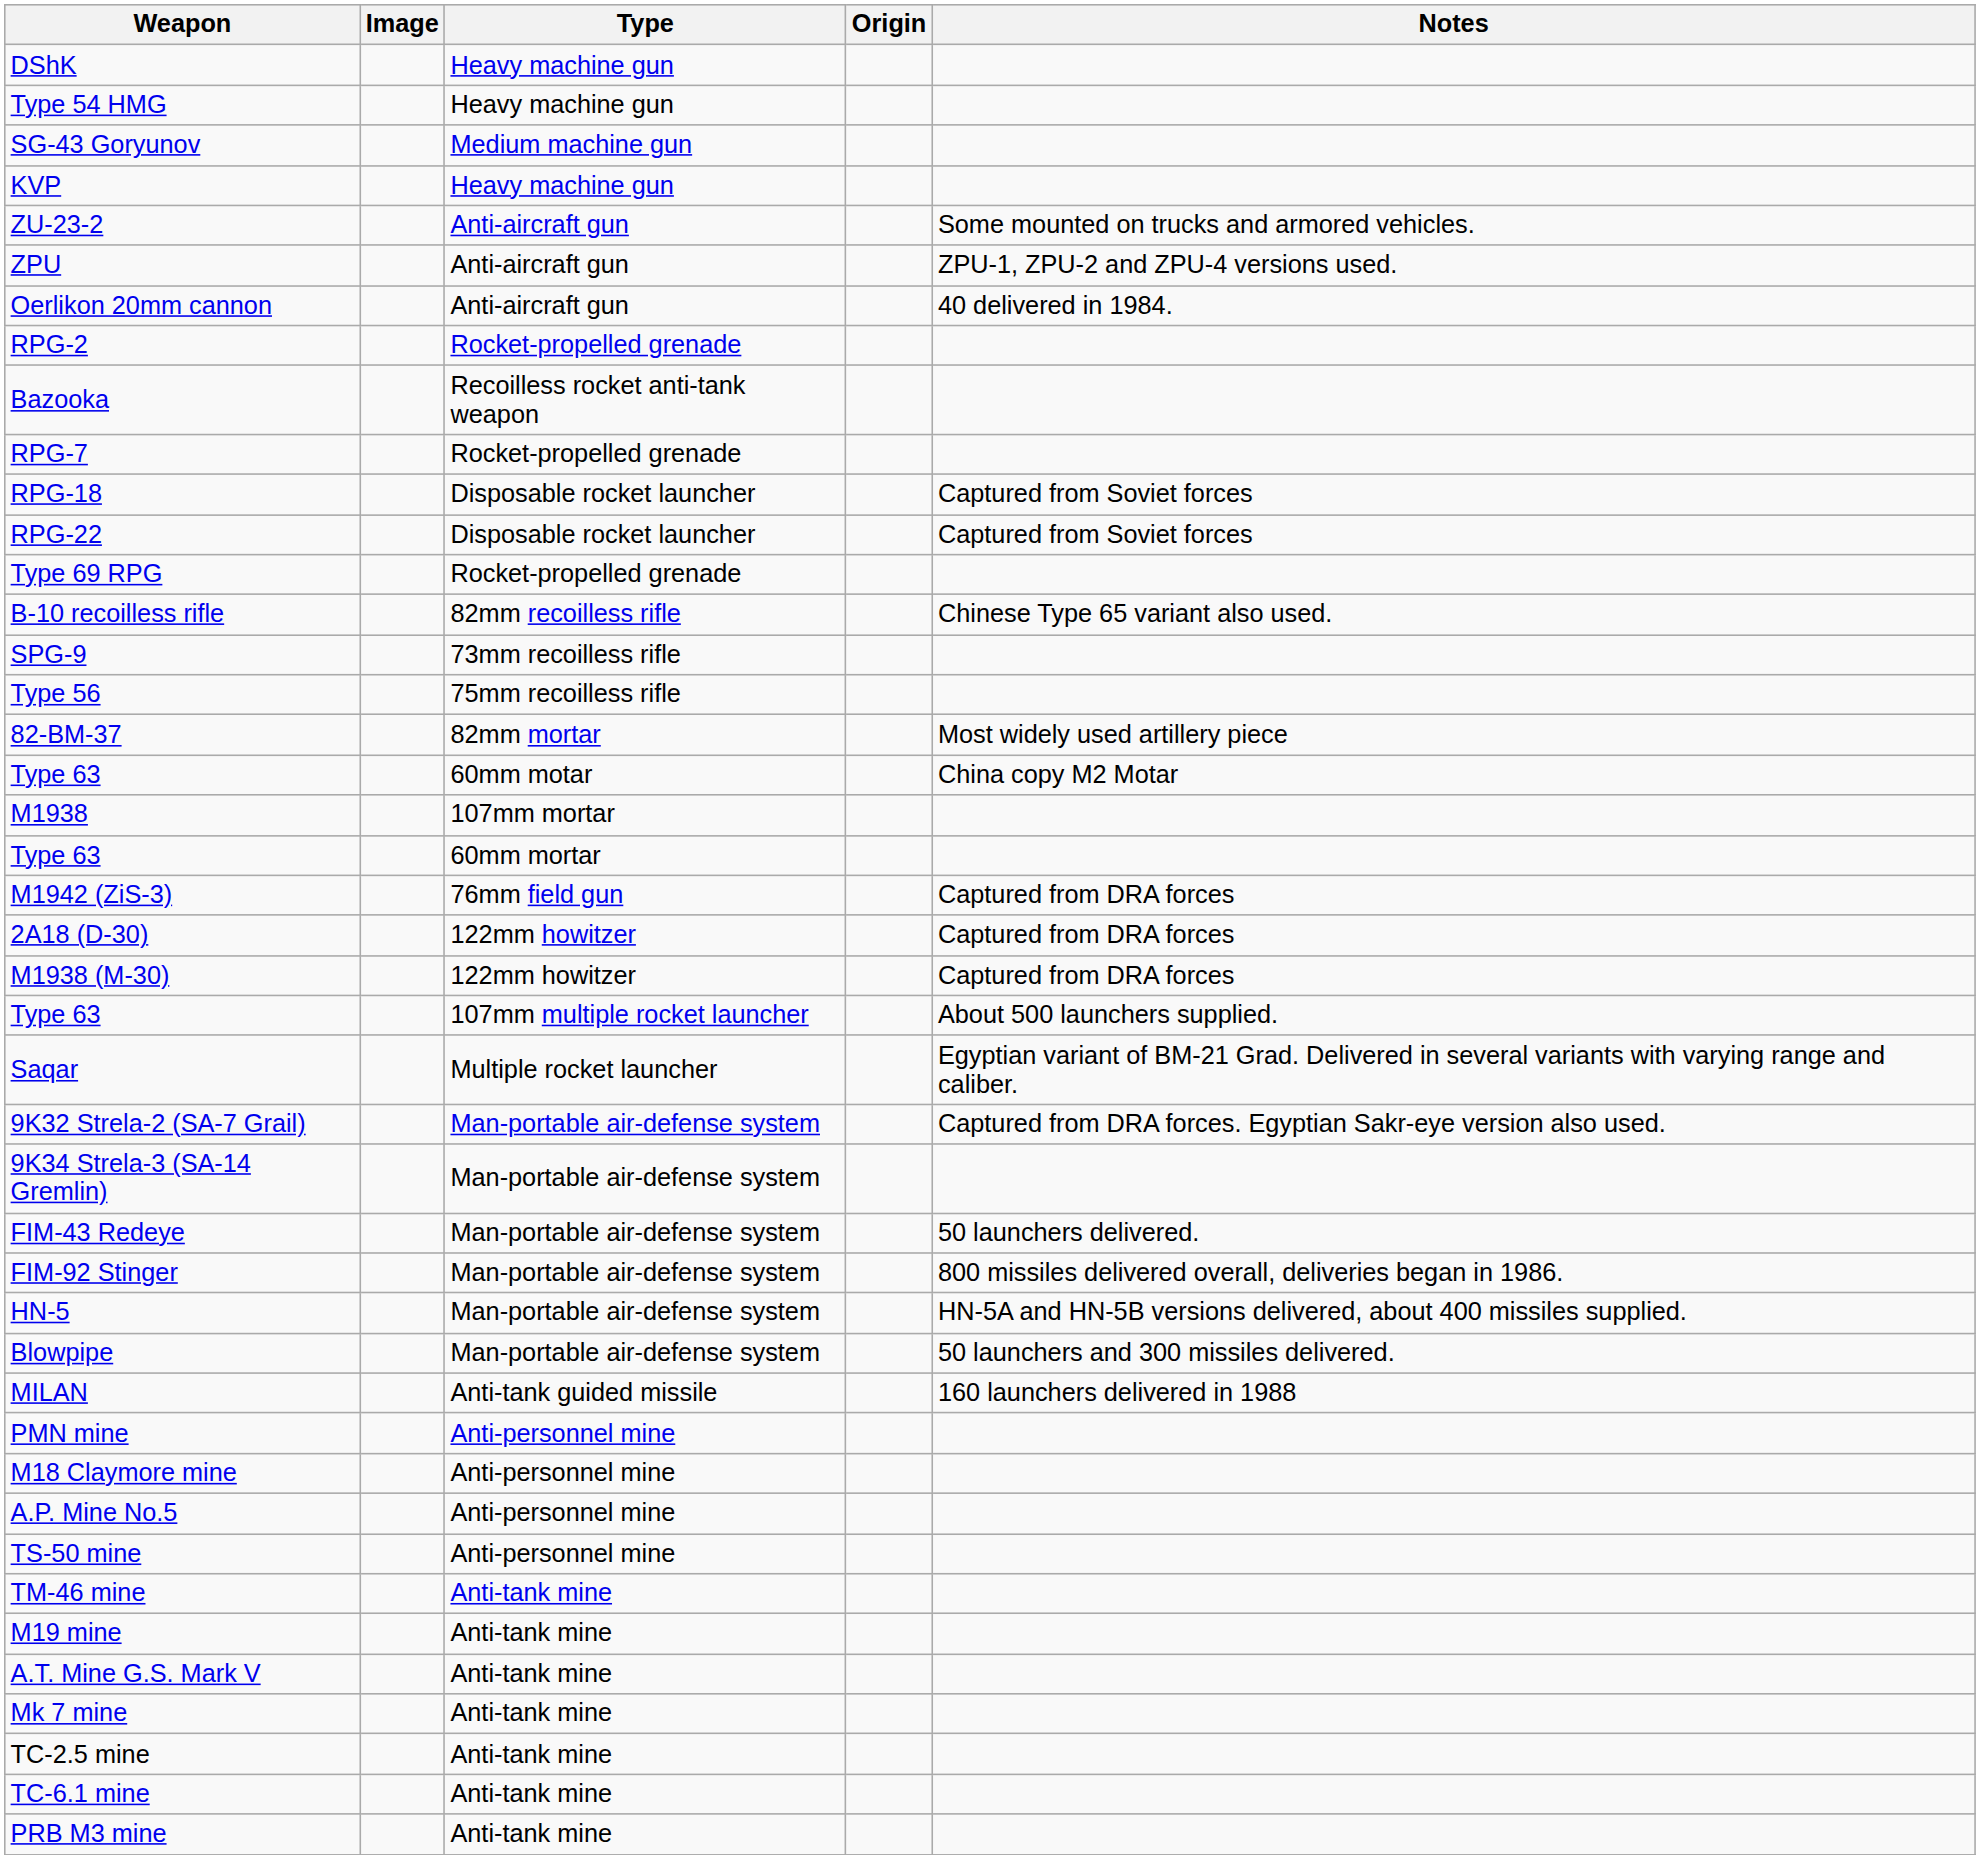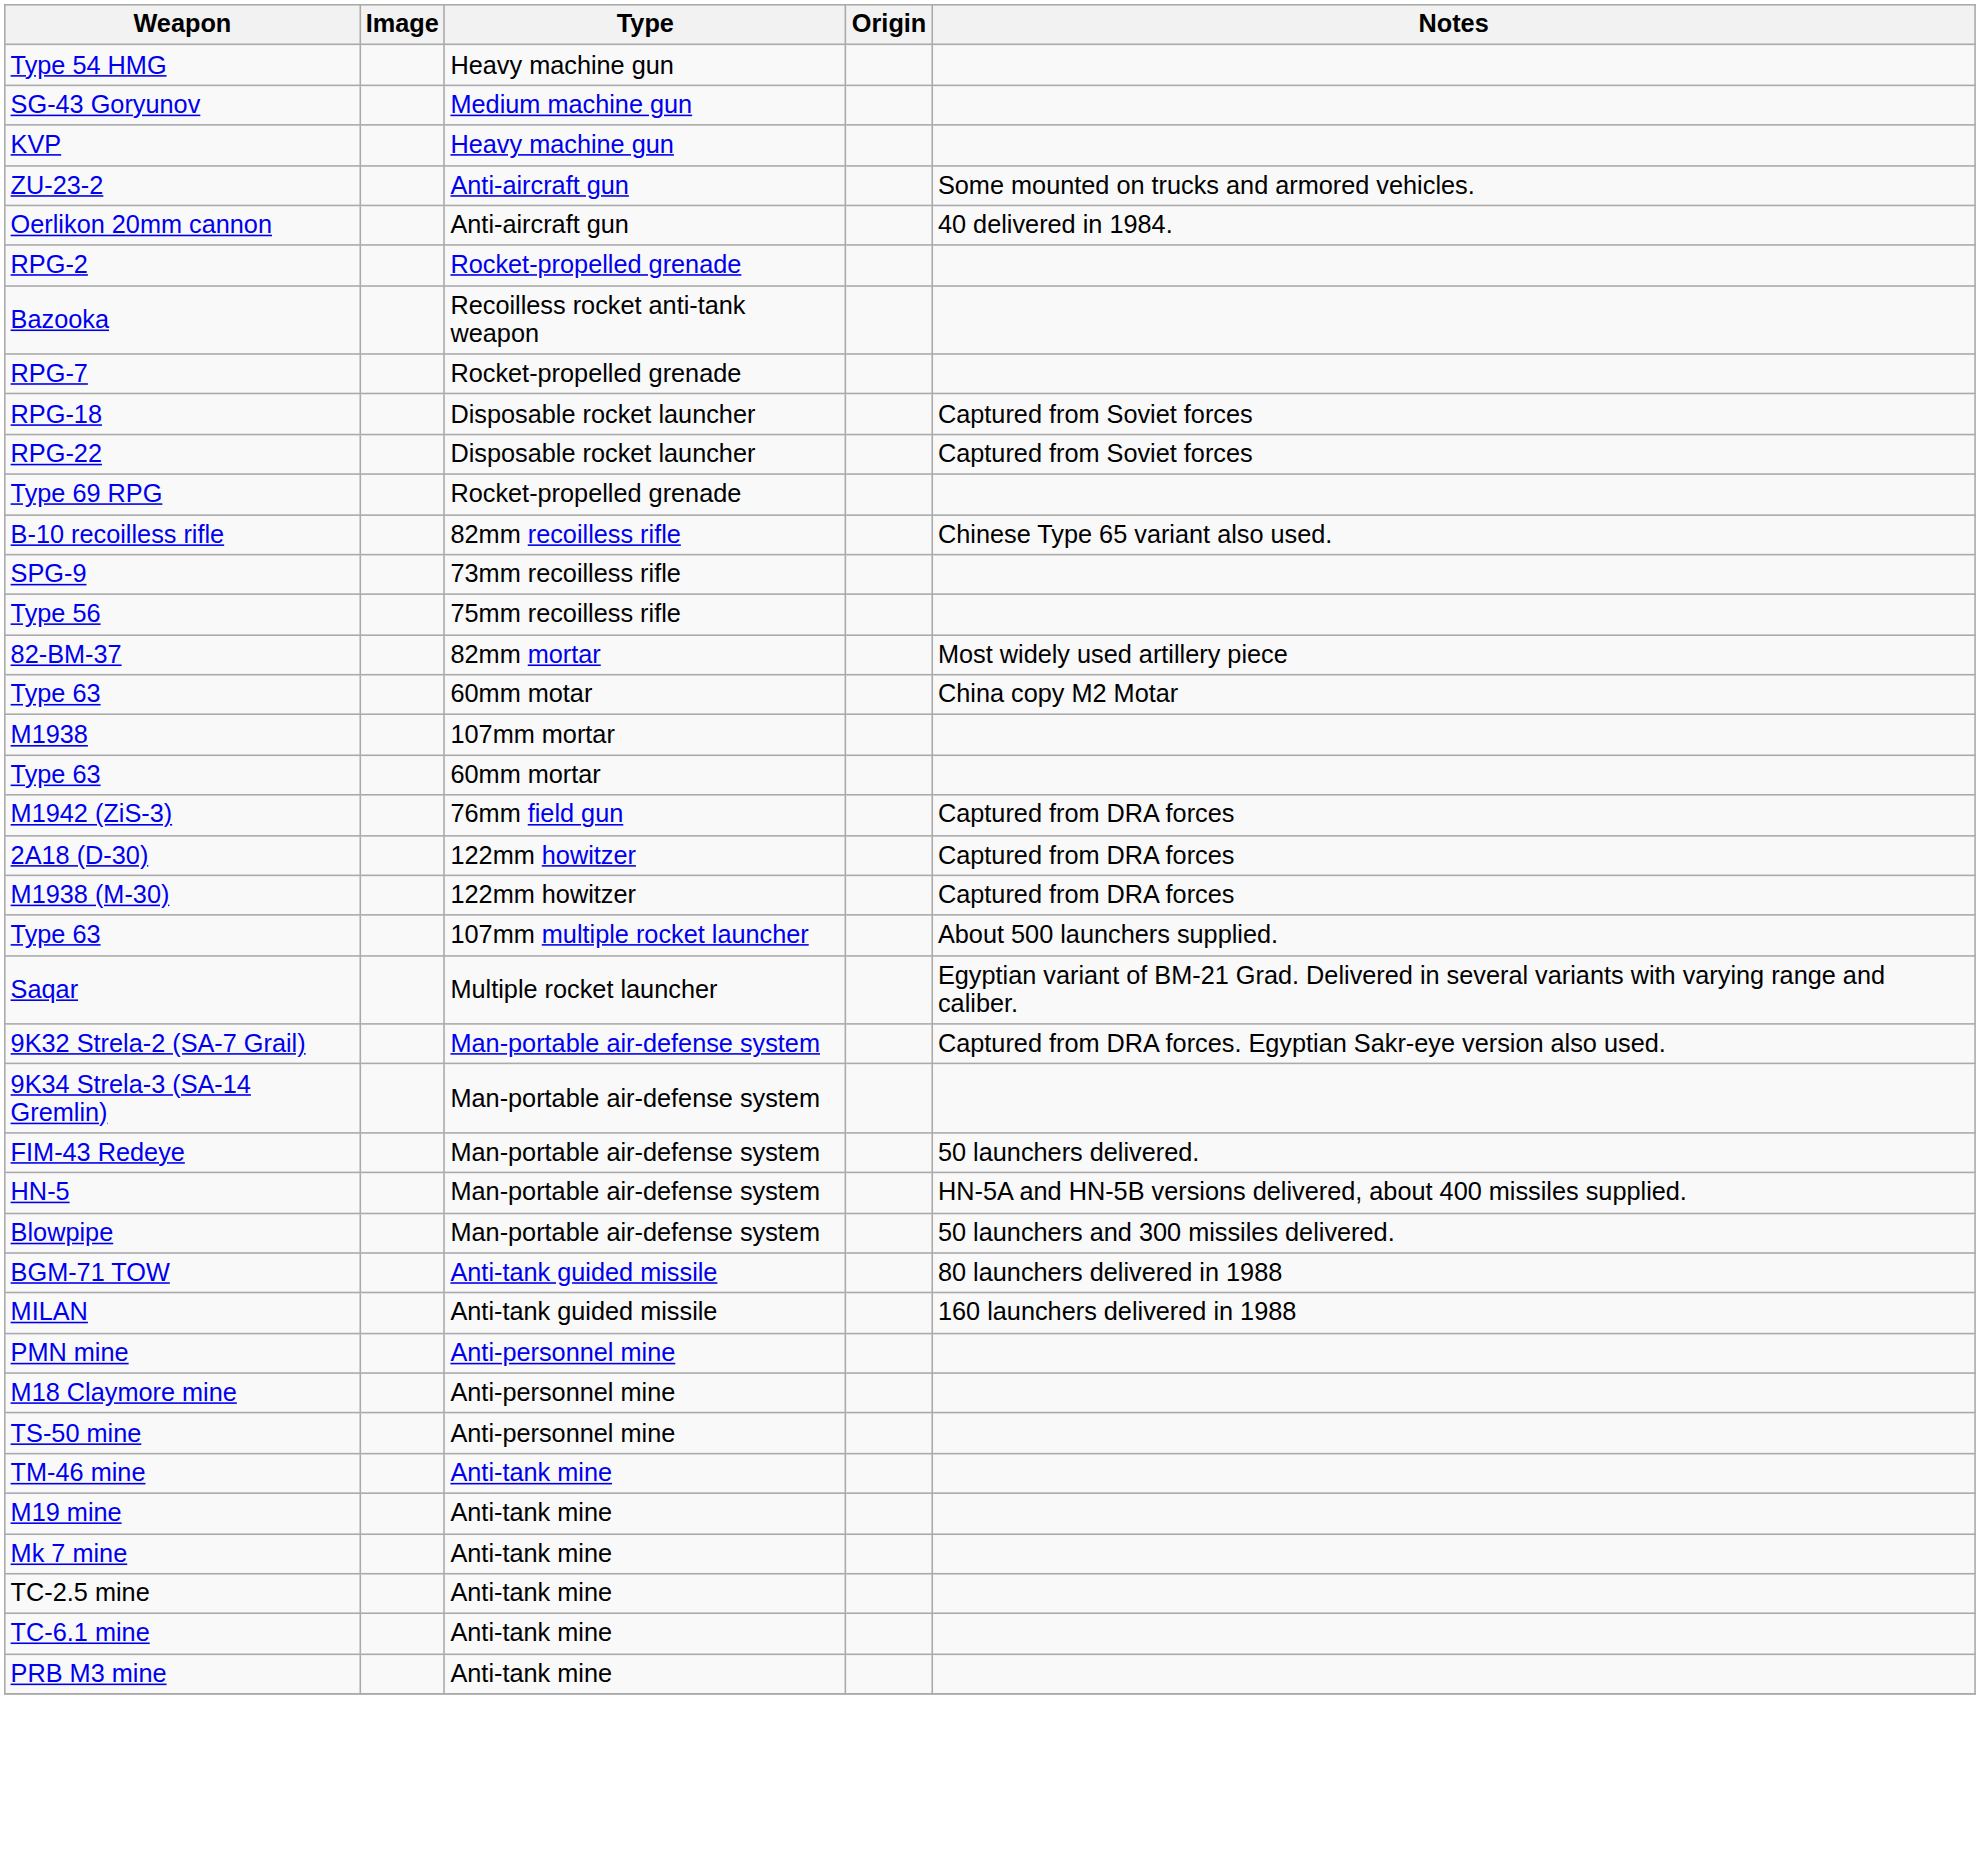- row: (44, 64)
- row: (36, 265)
- row: (94, 1272)
+ row: (90, 1272)
- row: (94, 1513)
- row: (136, 1673)
